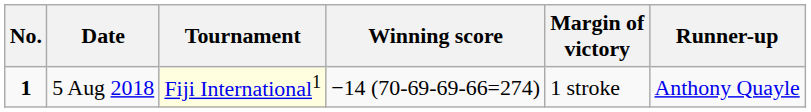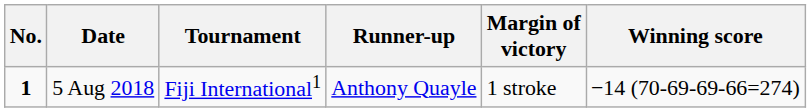columns swapped: (436, 35) <-> (727, 35)
(243, 86) lightyellow background -> (243, 86) no background
